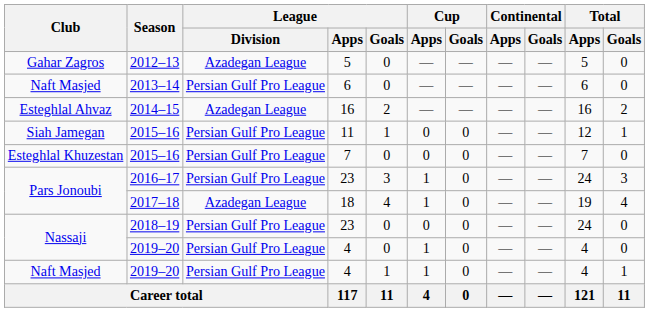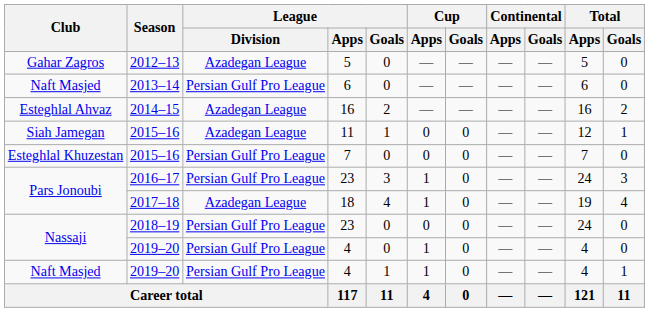(255, 132) Persian Gulf Pro League -> (255, 132) Azadegan League
